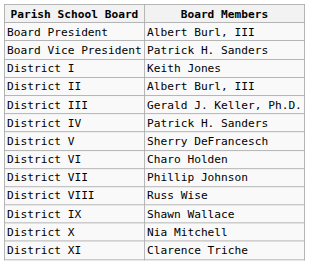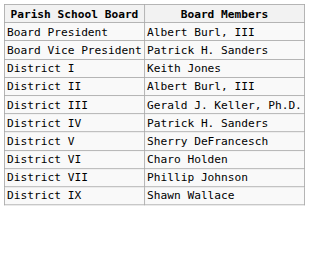- row: (51, 196)
- row: (41, 232)
- row: (44, 250)
